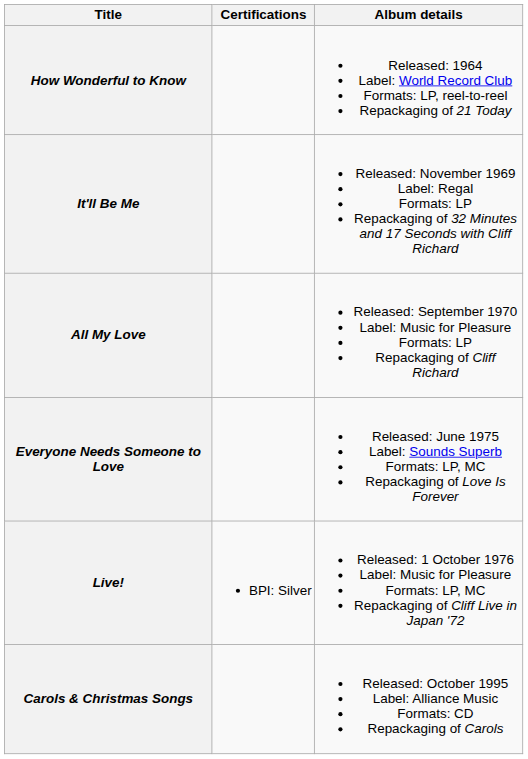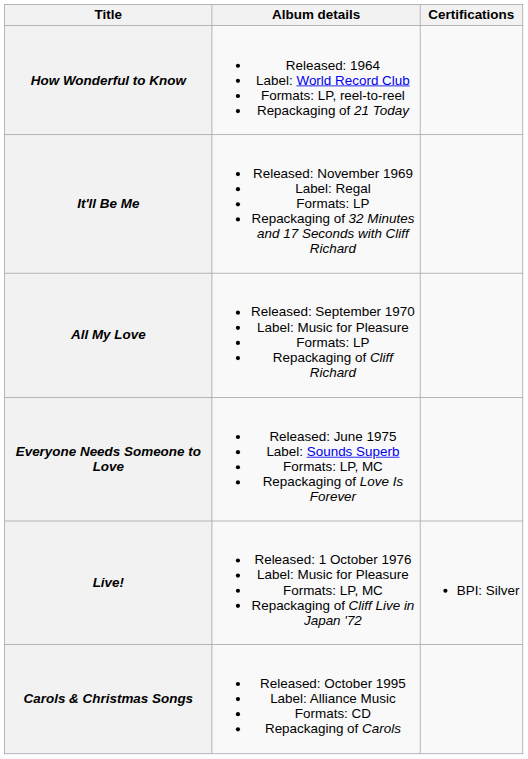columns swapped: (419, 15) <-> (263, 15)
